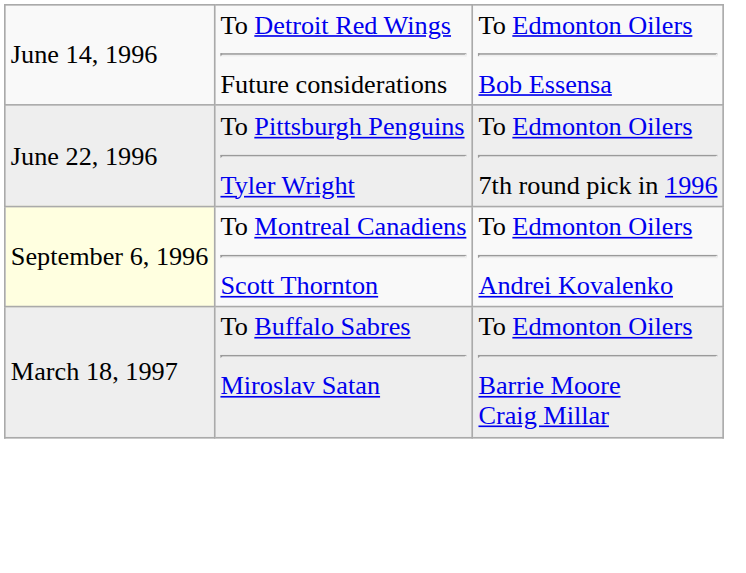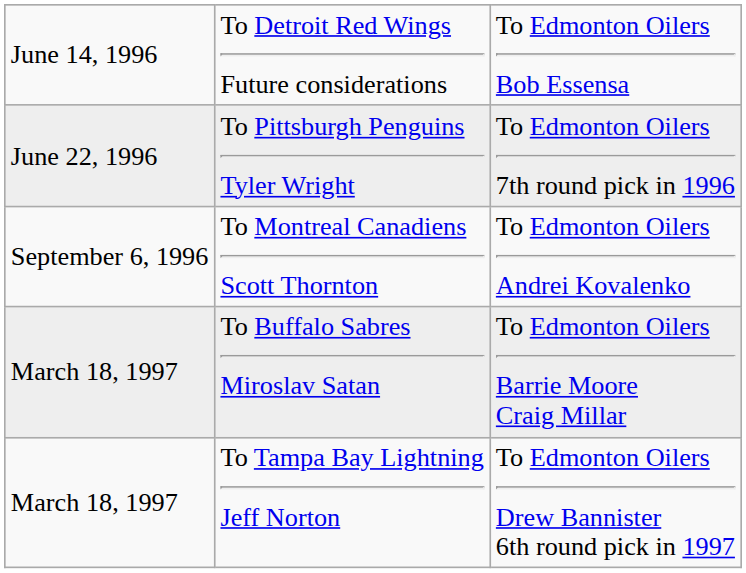(110, 256) lightyellow background -> (110, 256) no background
+ row: (352, 486)
